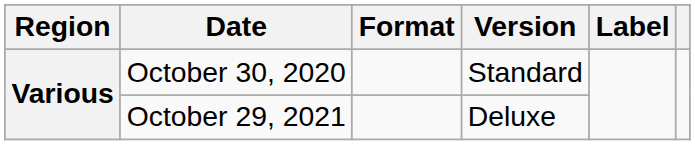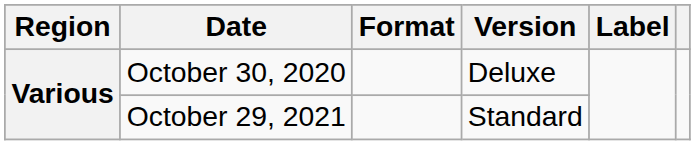(525, 71) Standard -> (512, 71) Deluxe
(512, 116) Deluxe -> (525, 116) Standard
